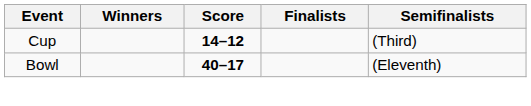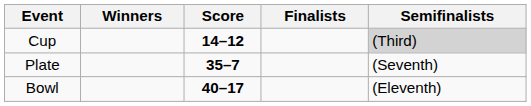(395, 40) no background -> (395, 40) lightgrey background
+ row: (42, 64)
